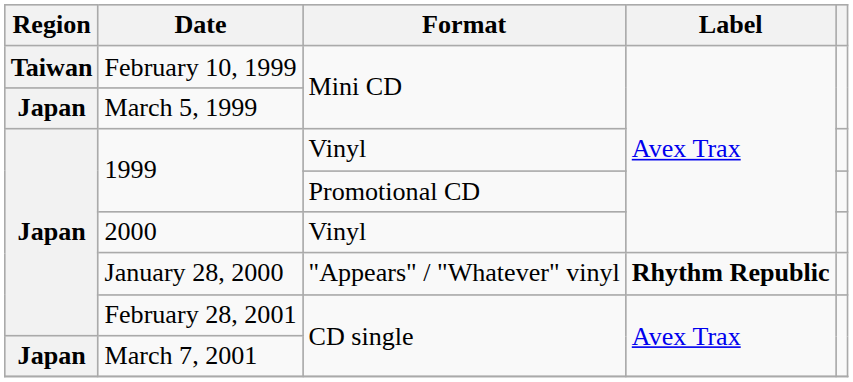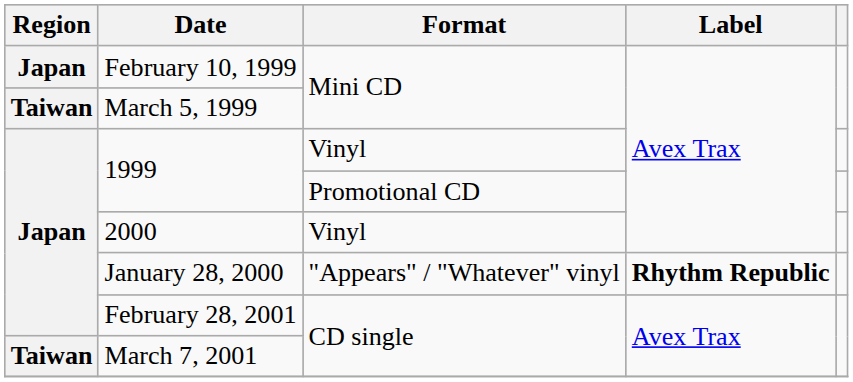(52, 66) Taiwan -> (52, 66) Japan
(52, 107) Japan -> (52, 107) Taiwan
(52, 356) Japan -> (52, 356) Taiwan
